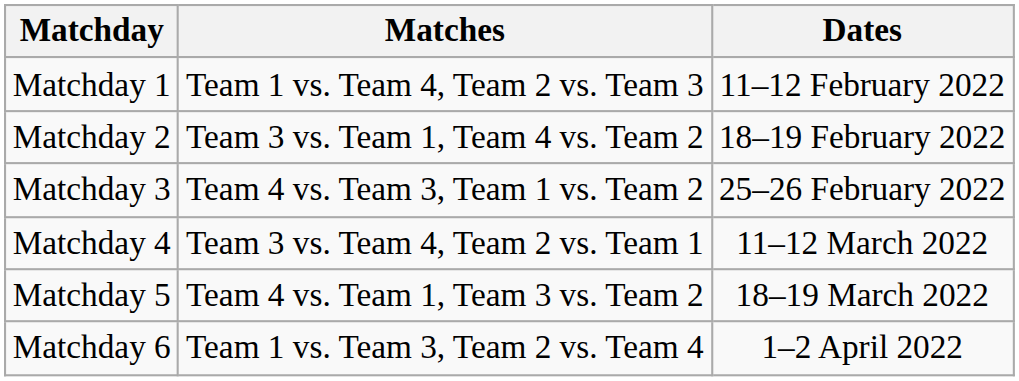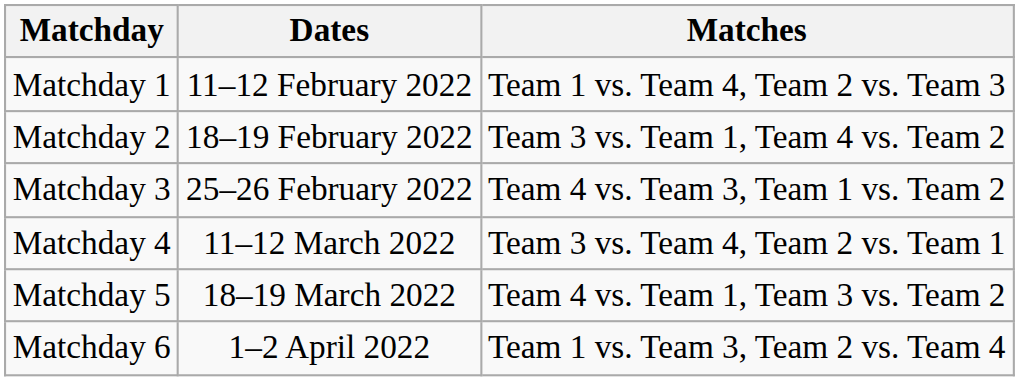columns swapped: (862, 30) <-> (445, 30)
